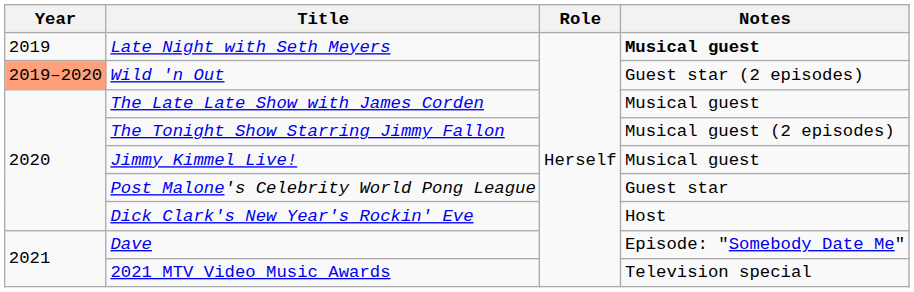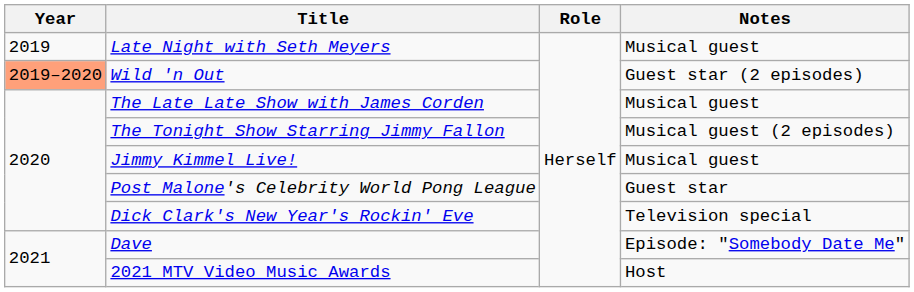(692, 47) bold -> (692, 47) normal
(646, 216) Host -> (718, 216) Television special
(718, 272) Television special -> (646, 272) Host
